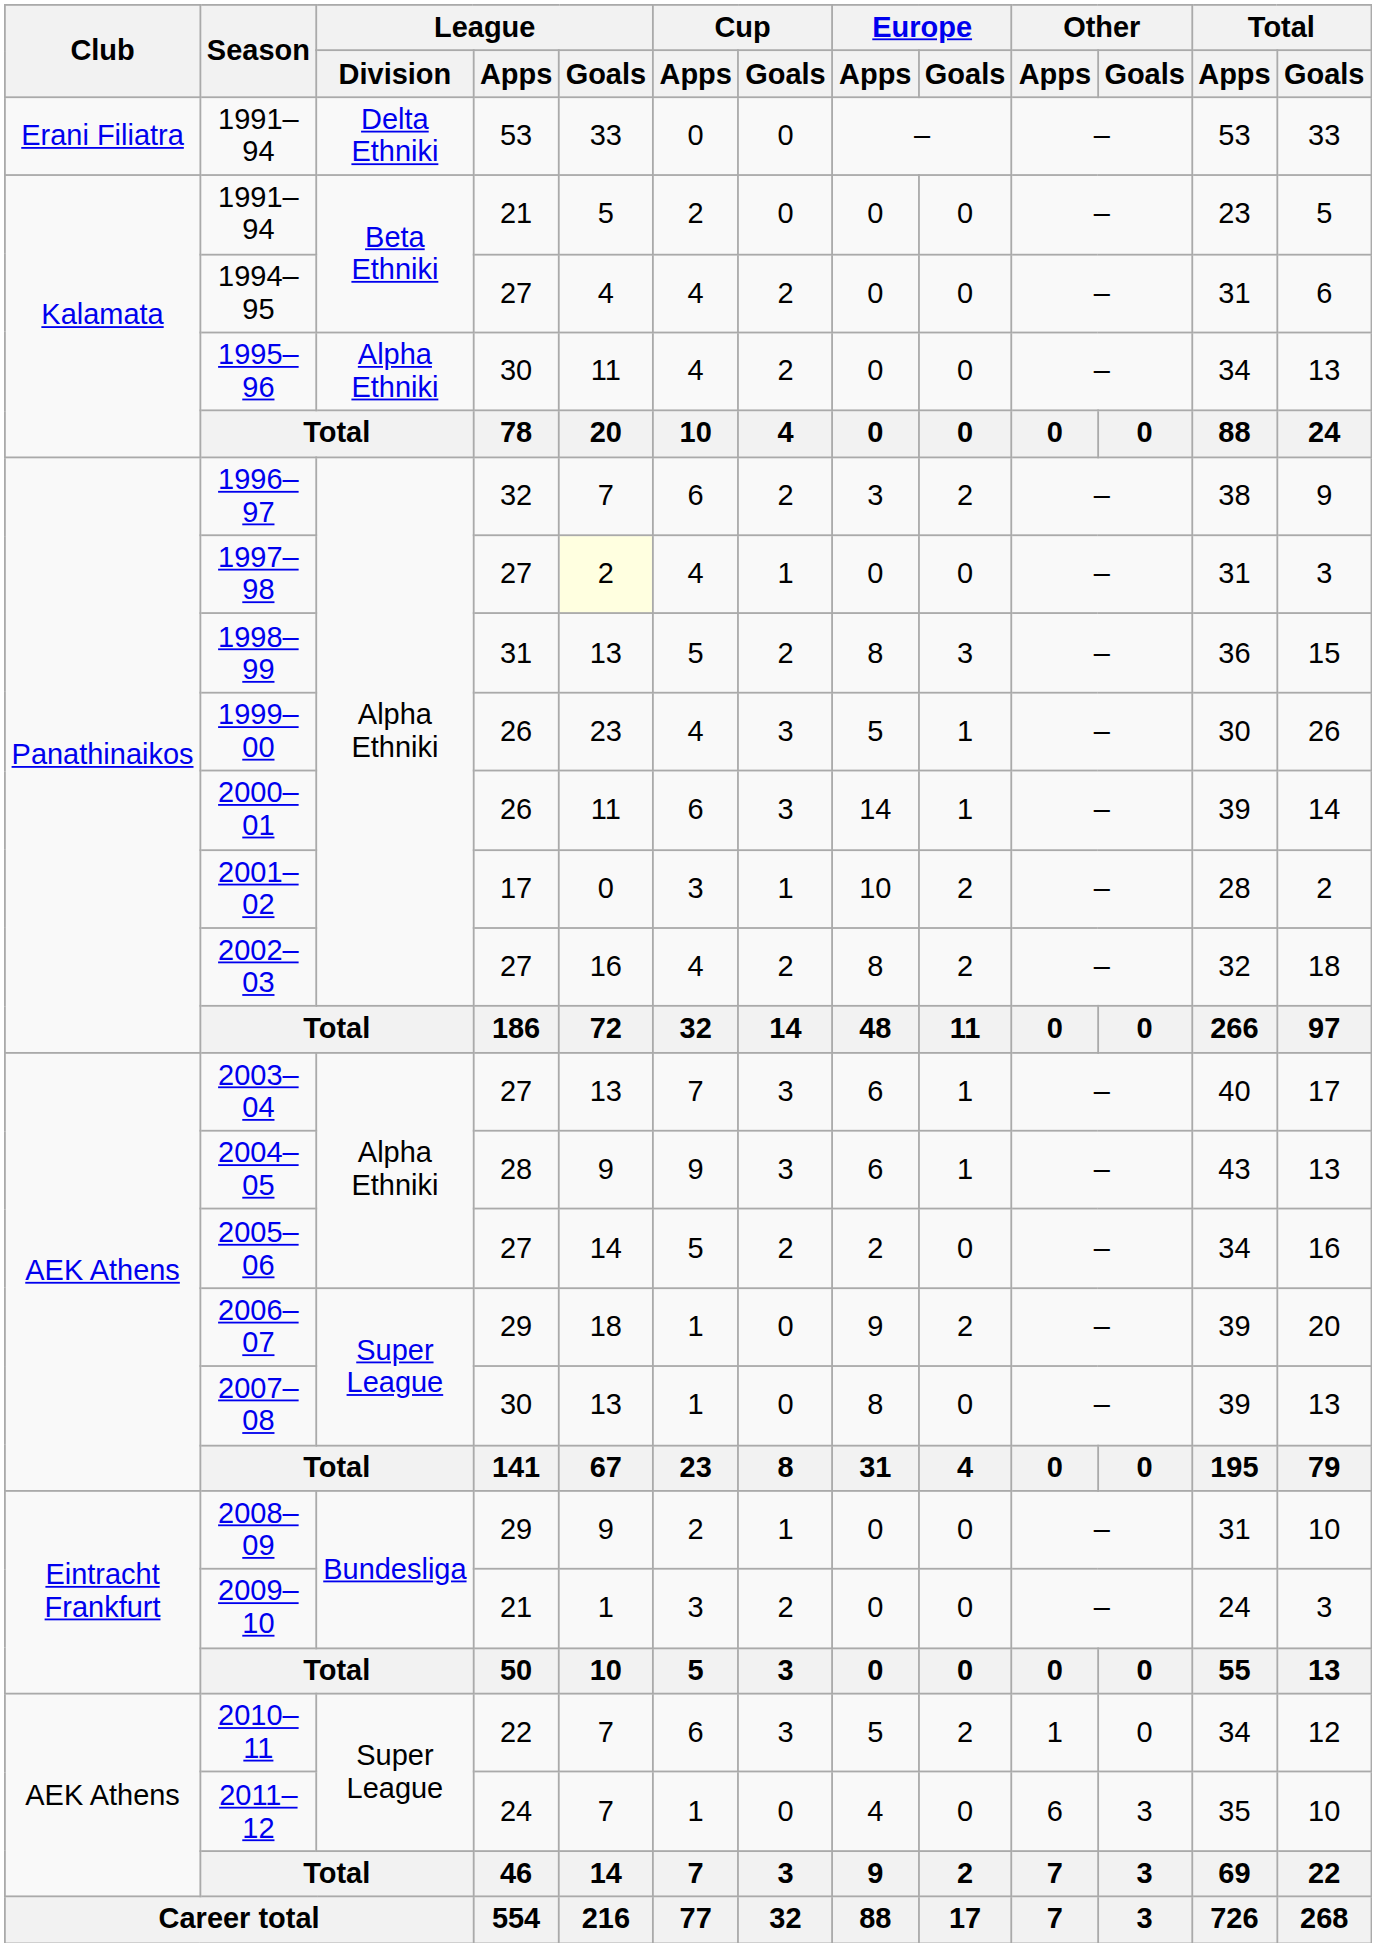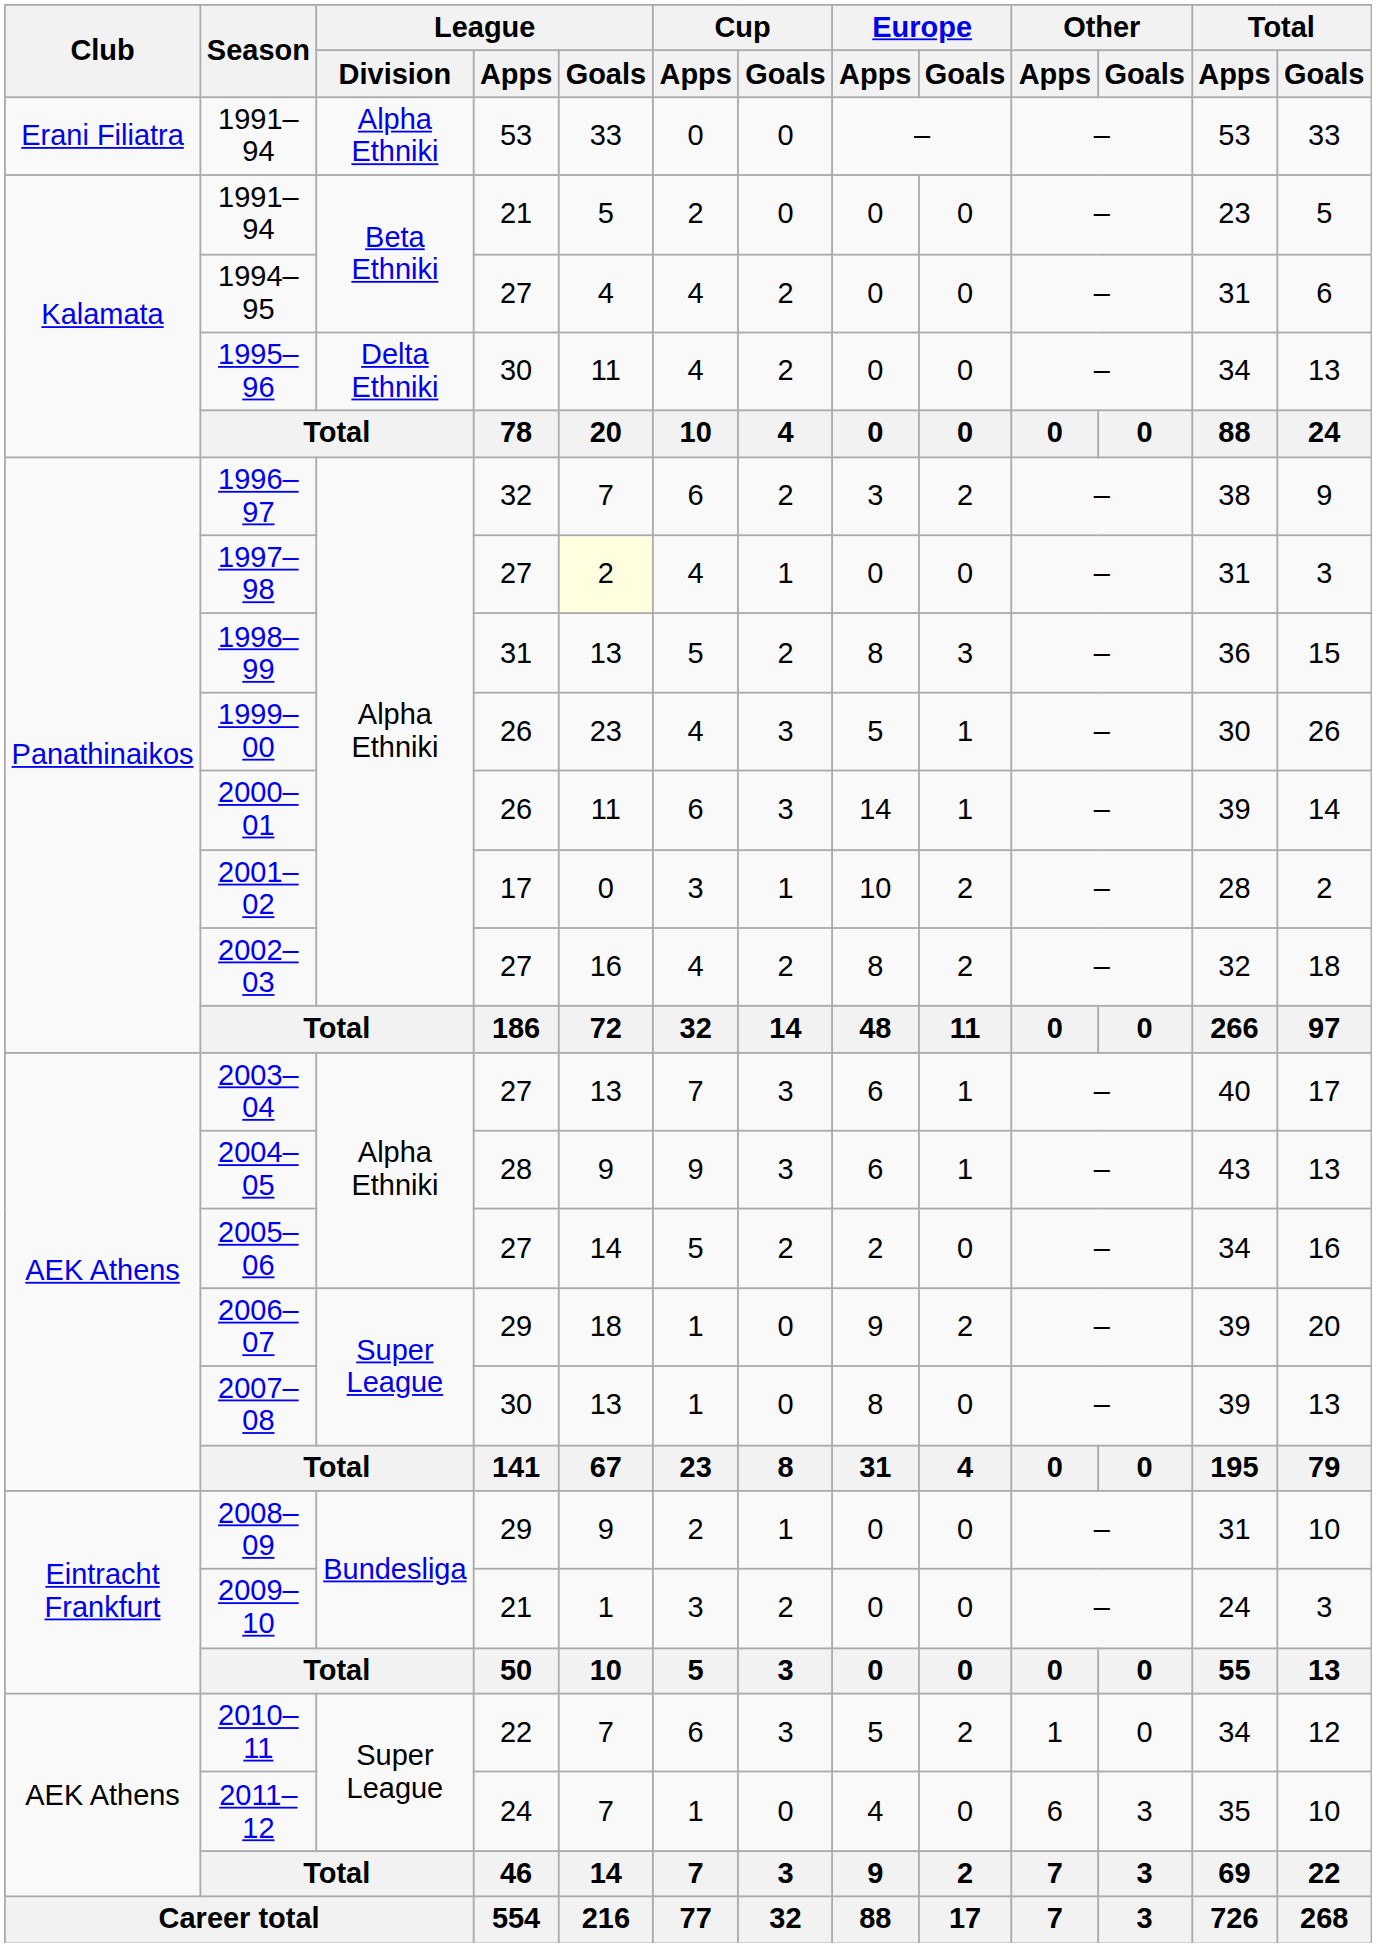(395, 135) Delta Ethniki -> (395, 135) Alpha Ethniki
(395, 371) Alpha Ethniki -> (395, 371) Delta Ethniki
